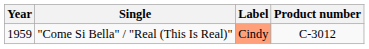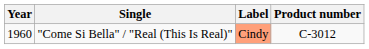(20, 33) 1959 -> (20, 33) 1960
